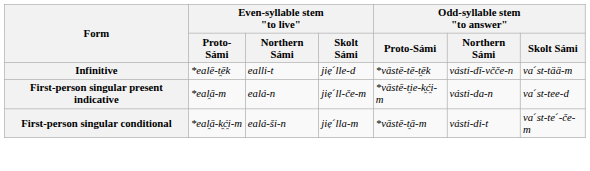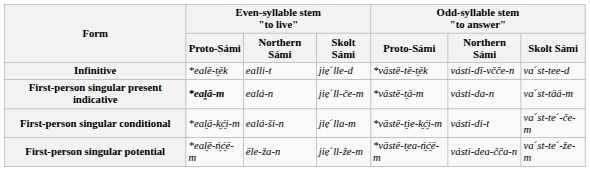(548, 71) vaˊst-tää-m -> (546, 71) vaˊst-tee-d
(208, 94) normal -> (206, 94) bold
(406, 94) *vāstē-t̯ie-k̯ć̯i-m -> (398, 94) *vāstē-t̯ā-m
(546, 94) vaˊst-tee-d -> (548, 94) vaˊst-tää-m
(401, 123) *vāstē-t̯ā-m -> (407, 123) *vāstē-t̯ie-k̯ć̯i-m
+ row: (95, 152)
